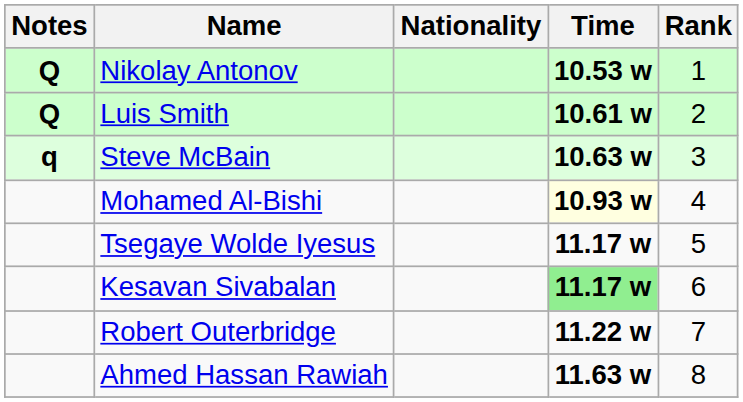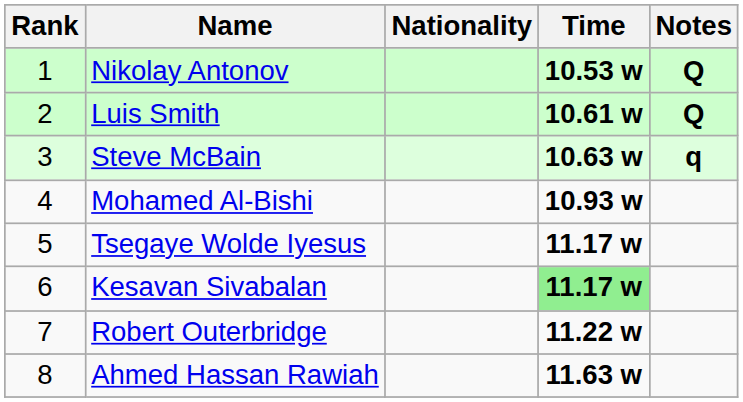columns swapped: (698, 26) <-> (49, 26)
(603, 200) lightyellow background -> (594, 200) no background
